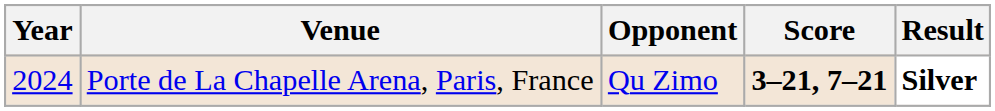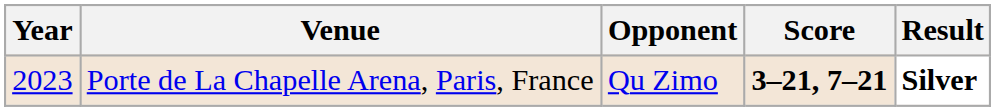(42, 79) 2024 -> (42, 79) 2023
